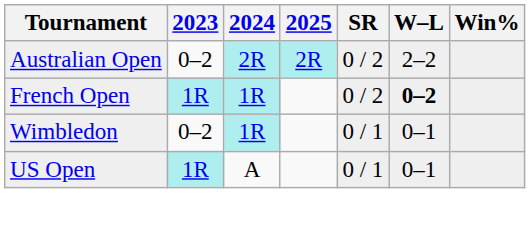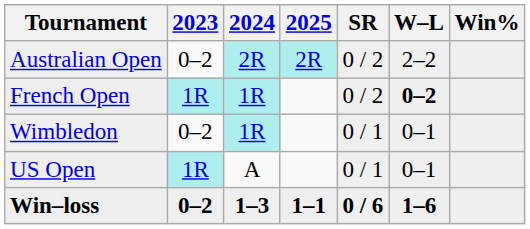+ row: (55, 205)
